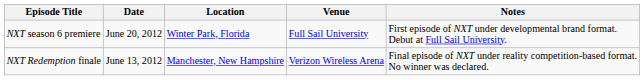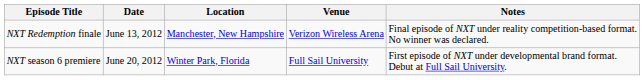rows swapped: (54, 61) <-> (54, 34)
